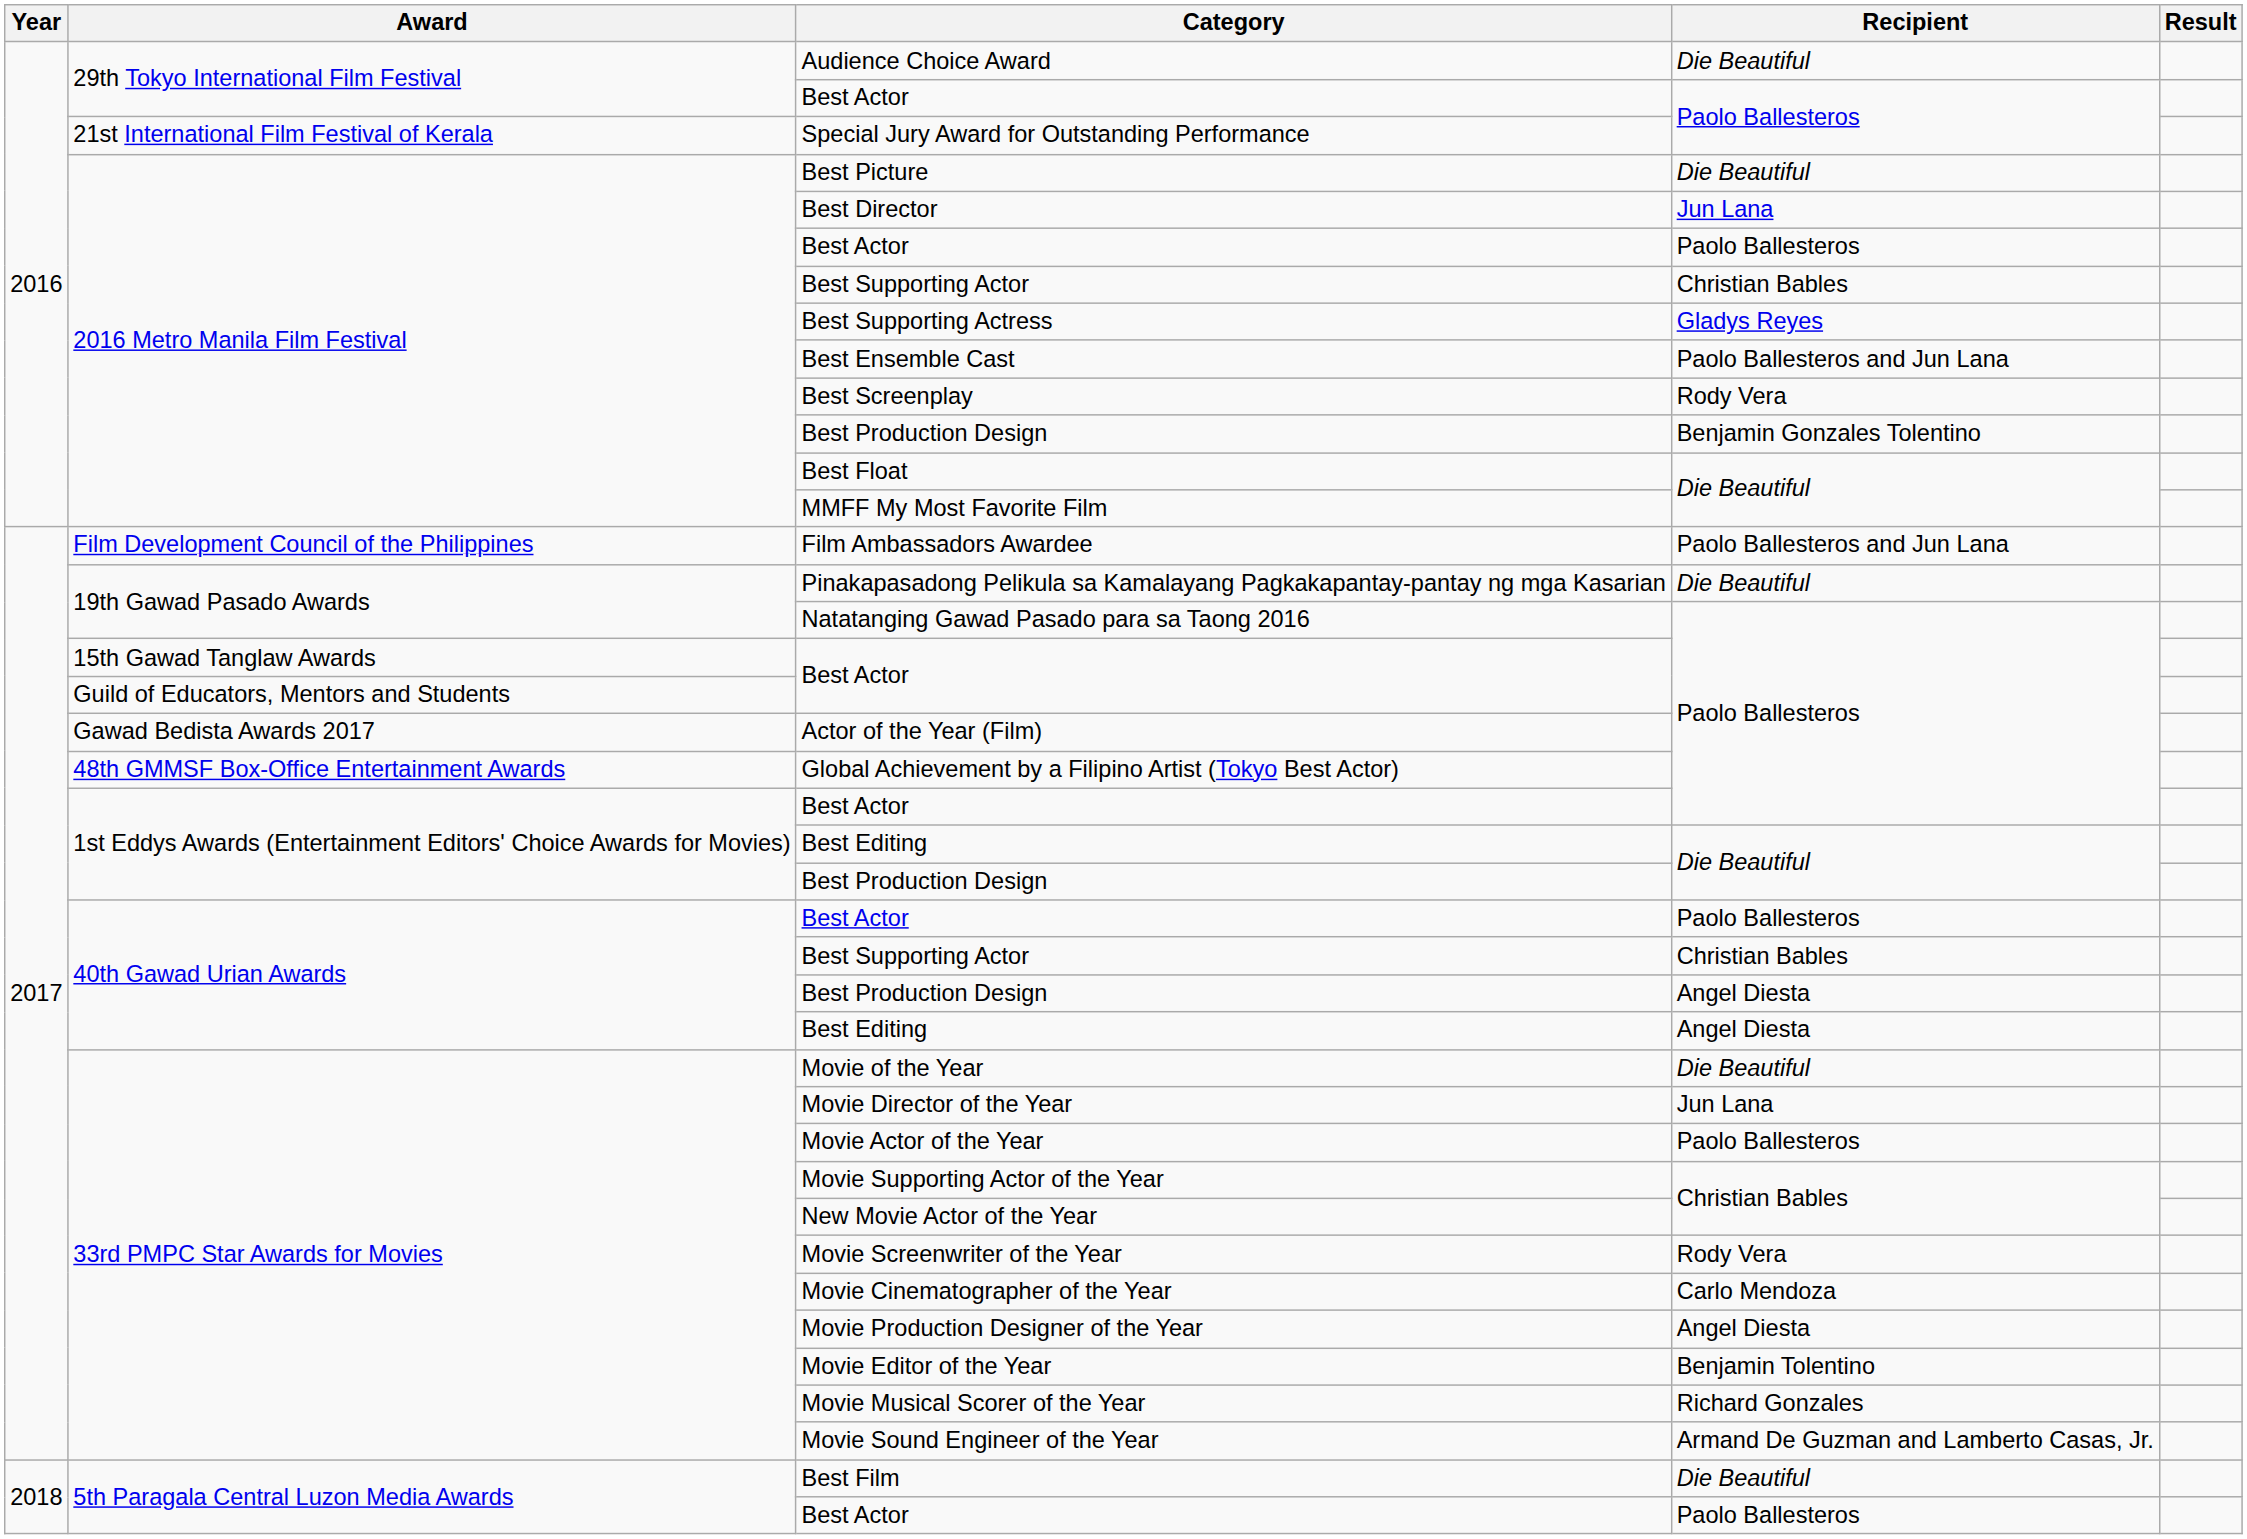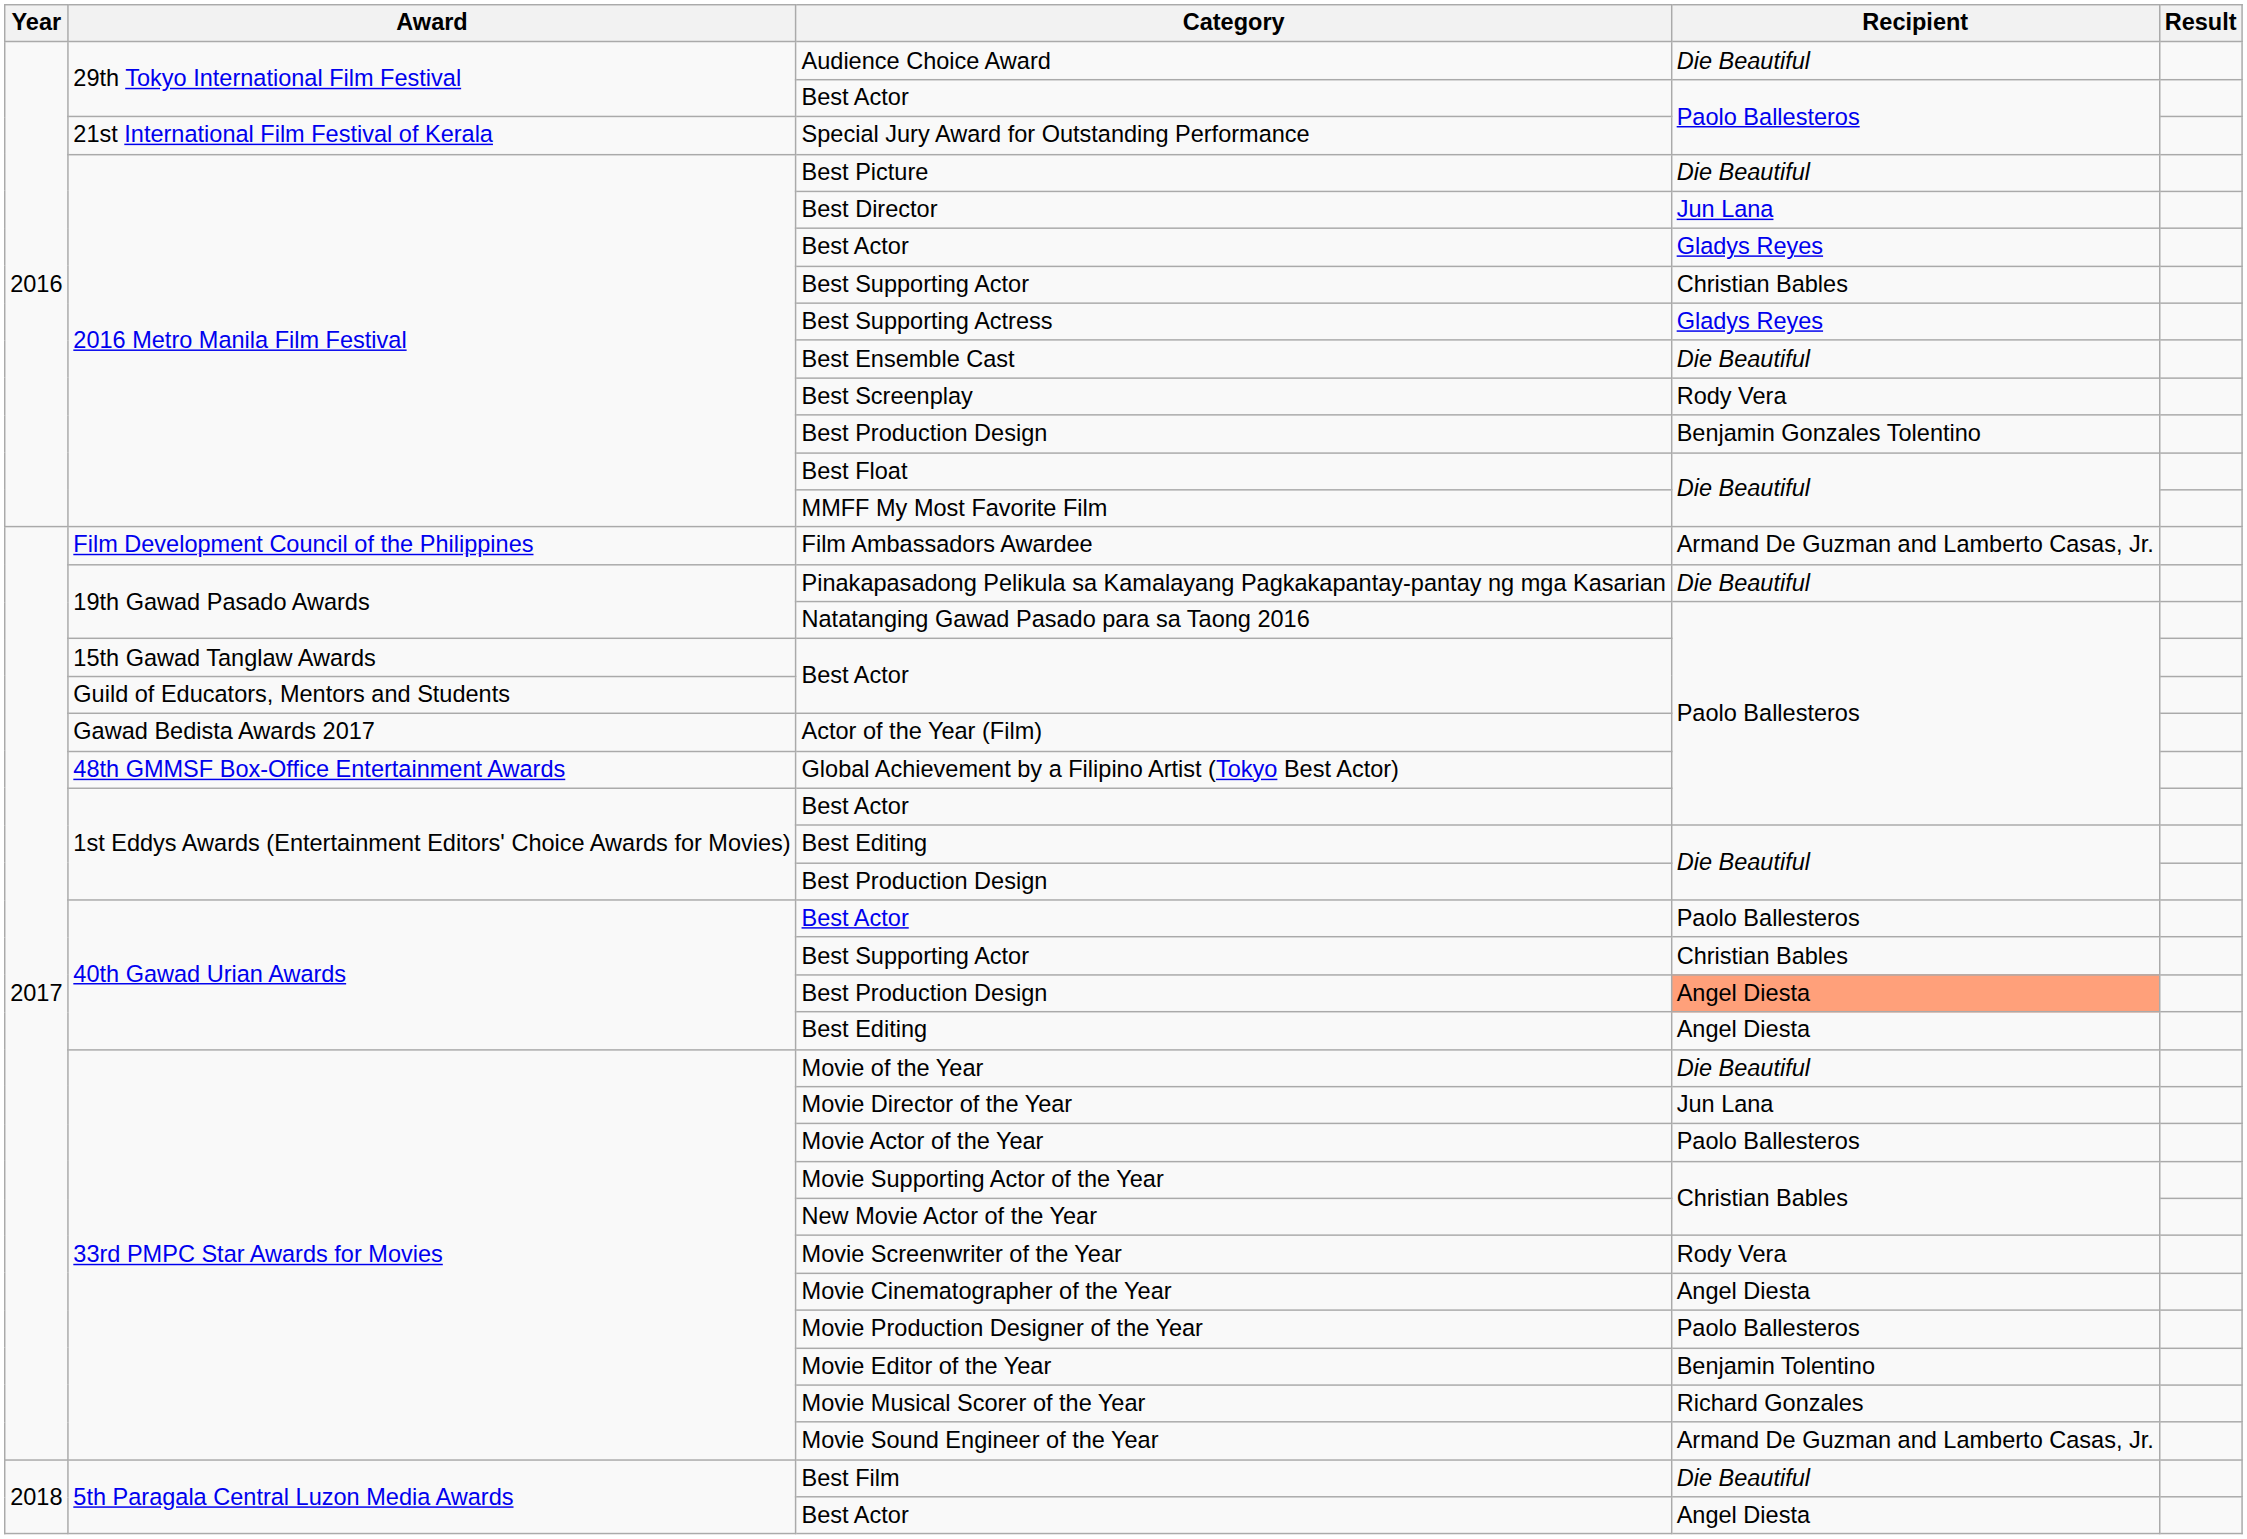(1768, 246) Paolo Ballesteros -> (1750, 246) Gladys Reyes
(1843, 358) Paolo Ballesteros and Jun Lana -> (1743, 358) Die Beautiful
(1843, 545) Paolo Ballesteros and Jun Lana -> (1915, 545) Armand De Guzman and Lamberto Casas, Jr.
(1743, 992) no background -> (1743, 992) lightsalmon background
(1756, 1291) Carlo Mendoza -> (1743, 1291) Angel Diesta
(1743, 1328) Angel Diesta -> (1768, 1328) Paolo Ballesteros
(1768, 1515) Paolo Ballesteros -> (1743, 1515) Angel Diesta
